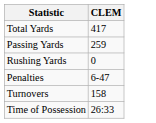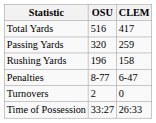+ column: (102, 12)
(93, 61) 0 -> (126, 61) 158
(98, 93) 158 -> (121, 93) 0
